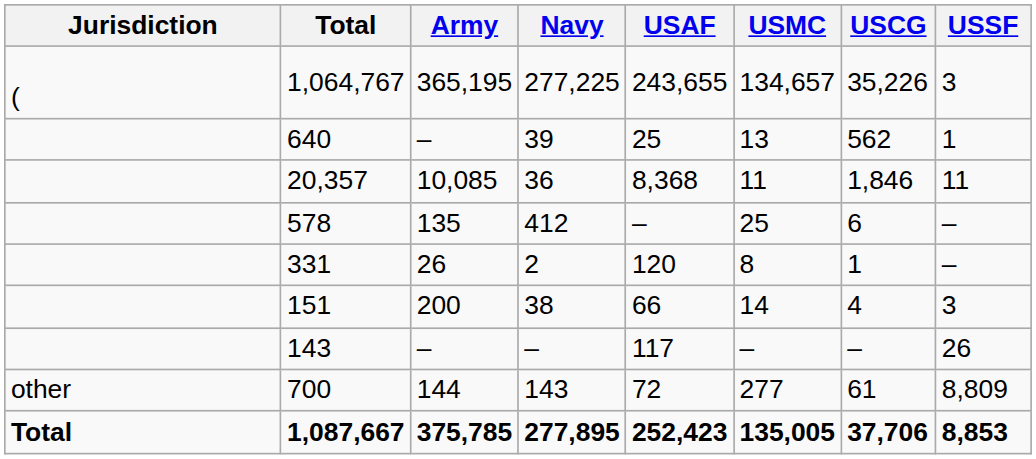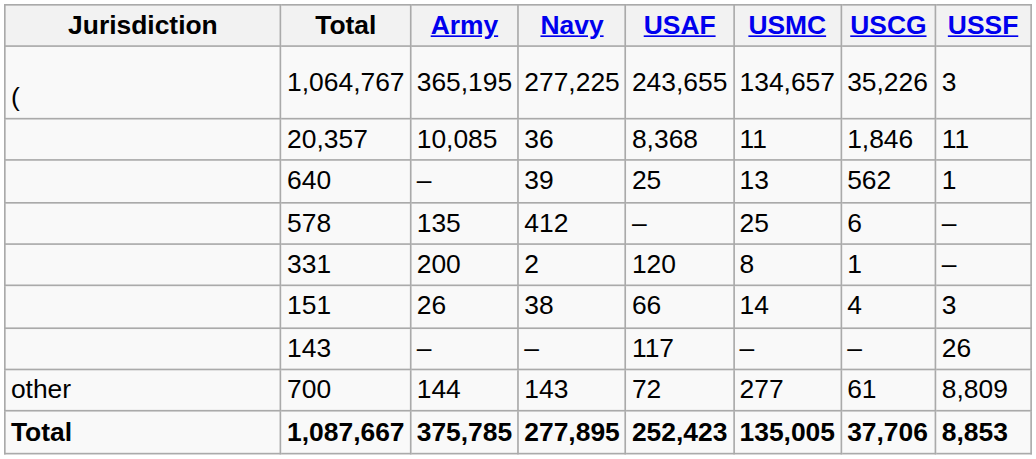rows swapped: (327, 180) <-> (309, 138)
(431, 264) 26 -> (439, 264) 200
(439, 306) 200 -> (431, 306) 26
